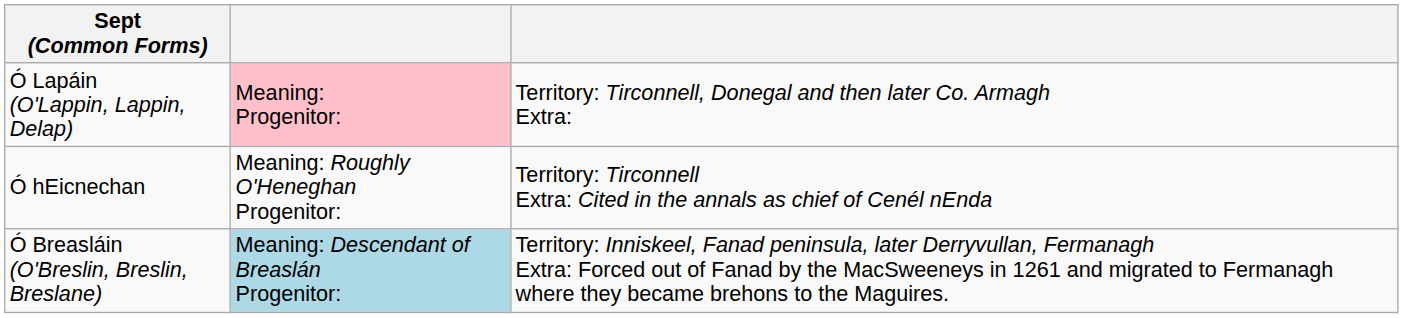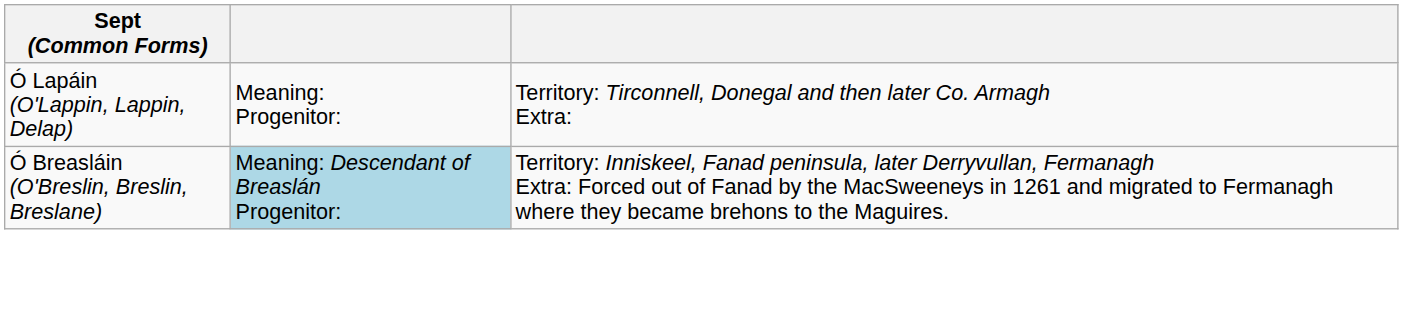(288, 104) pink background -> (288, 104) no background
- row: (78, 187)
